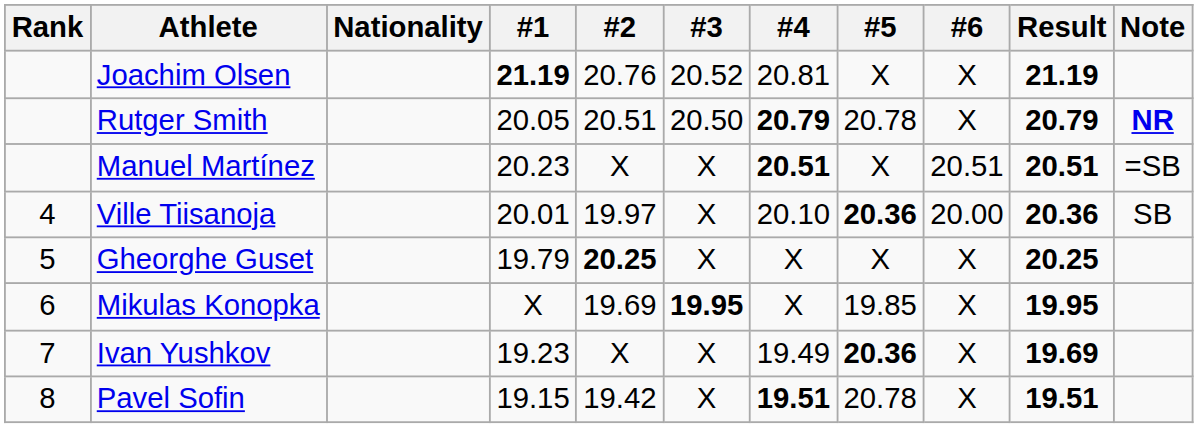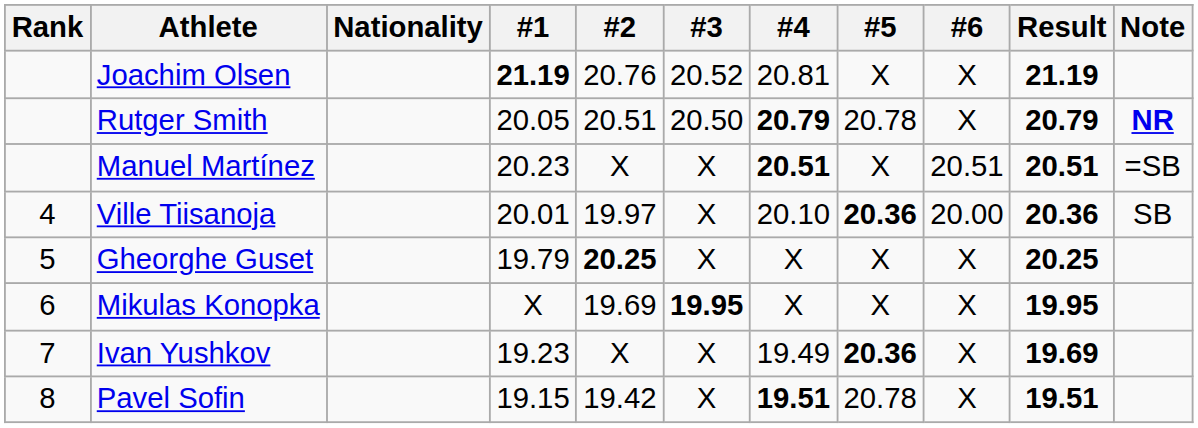(880, 306) 19.85 -> (880, 306) X
